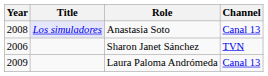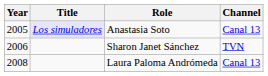(17, 29) 2008 -> (17, 29) 2005
(17, 63) 2009 -> (17, 63) 2008
